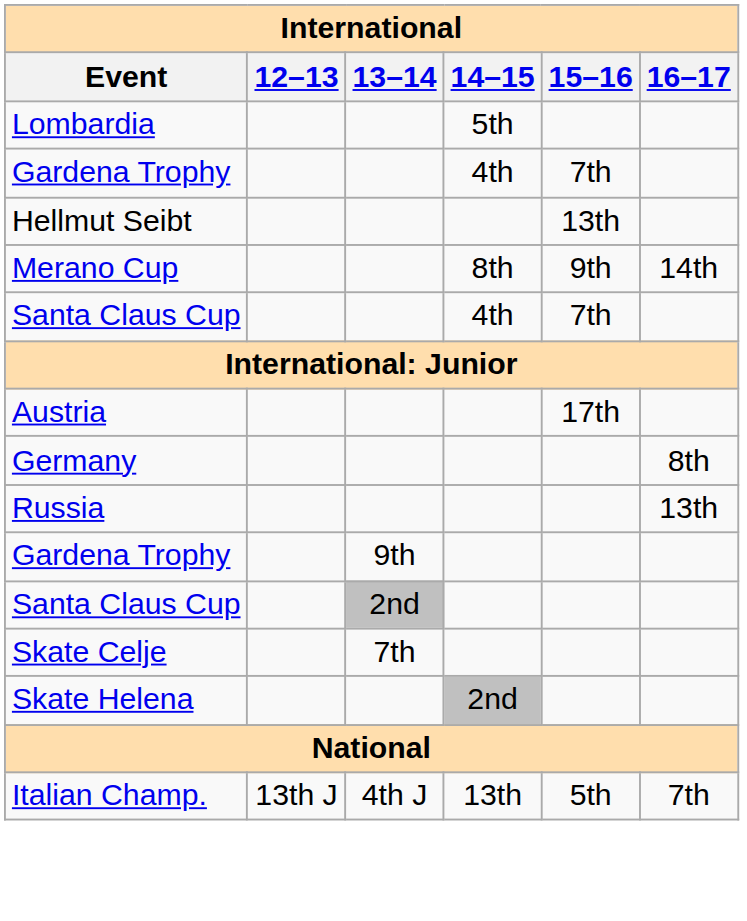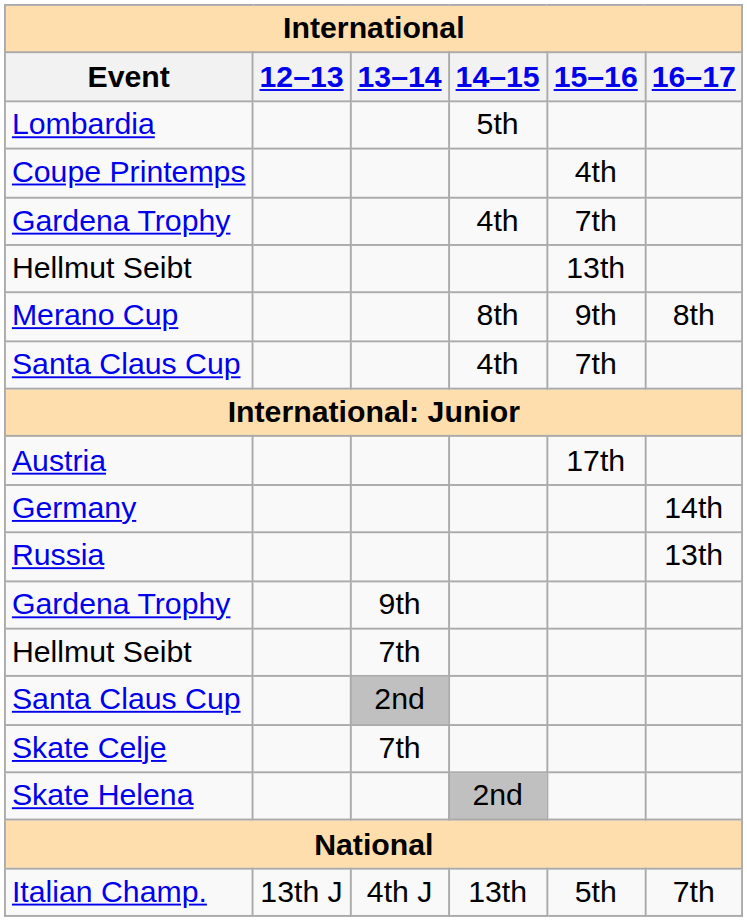+ row: (129, 172)
(689, 268) 14th -> (694, 316) 8th
(689, 460) 8th -> (694, 508) 14th
+ row: (102, 651)
